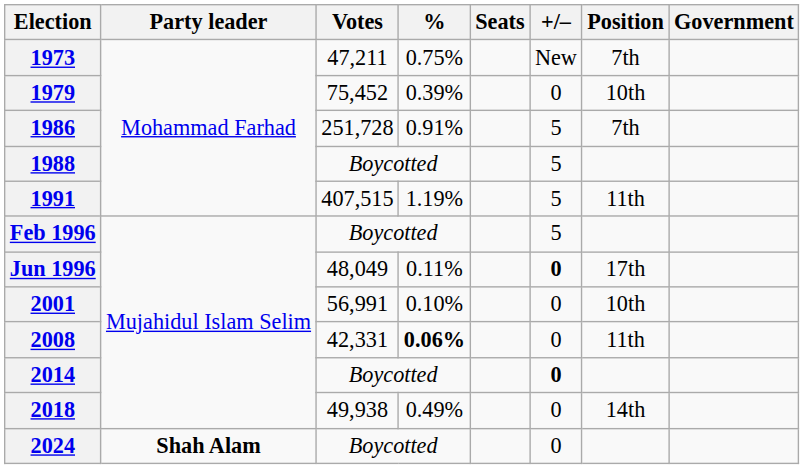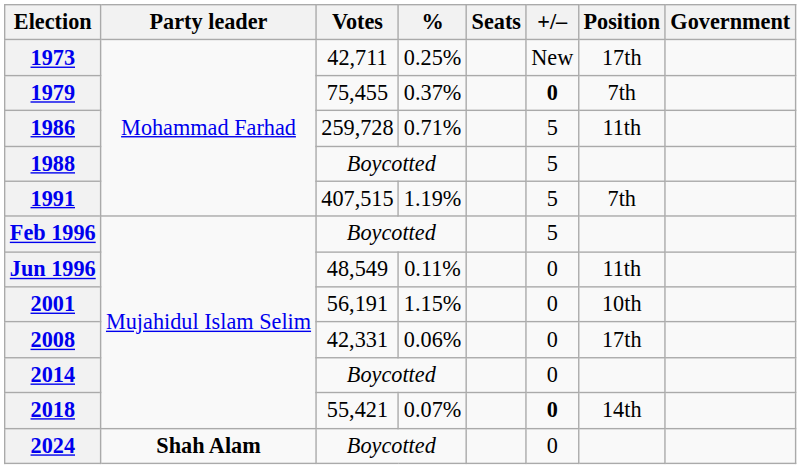(357, 57) 47,211 -> (357, 57) 42,711
(434, 57) 0.75% -> (433, 57) 0.25%
(625, 57) 7th -> (622, 57) 17th
(357, 92) 75,452 -> (357, 92) 75,455
(434, 92) 0.39% -> (433, 92) 0.37%
(556, 92) normal -> (552, 92) bold
(625, 92) 10th -> (622, 92) 7th
(357, 127) 251,728 -> (357, 127) 259,728
(434, 127) 0.91% -> (433, 127) 0.71%
(625, 127) 7th -> (622, 127) 11th
(625, 198) 11th -> (622, 198) 7th
(357, 269) 48,049 -> (357, 269) 48,549
(556, 269) bold -> (552, 269) normal
(625, 269) 17th -> (622, 269) 11th
(357, 304) 56,991 -> (357, 304) 56,191
(434, 304) 0.10% -> (433, 304) 1.15%
(434, 339) bold -> (433, 339) normal
(625, 339) 11th -> (622, 339) 17th
(556, 374) bold -> (552, 374) normal
(357, 410) 49,938 -> (357, 410) 55,421
(434, 410) 0.49% -> (433, 410) 0.07%
(556, 410) normal -> (552, 410) bold
